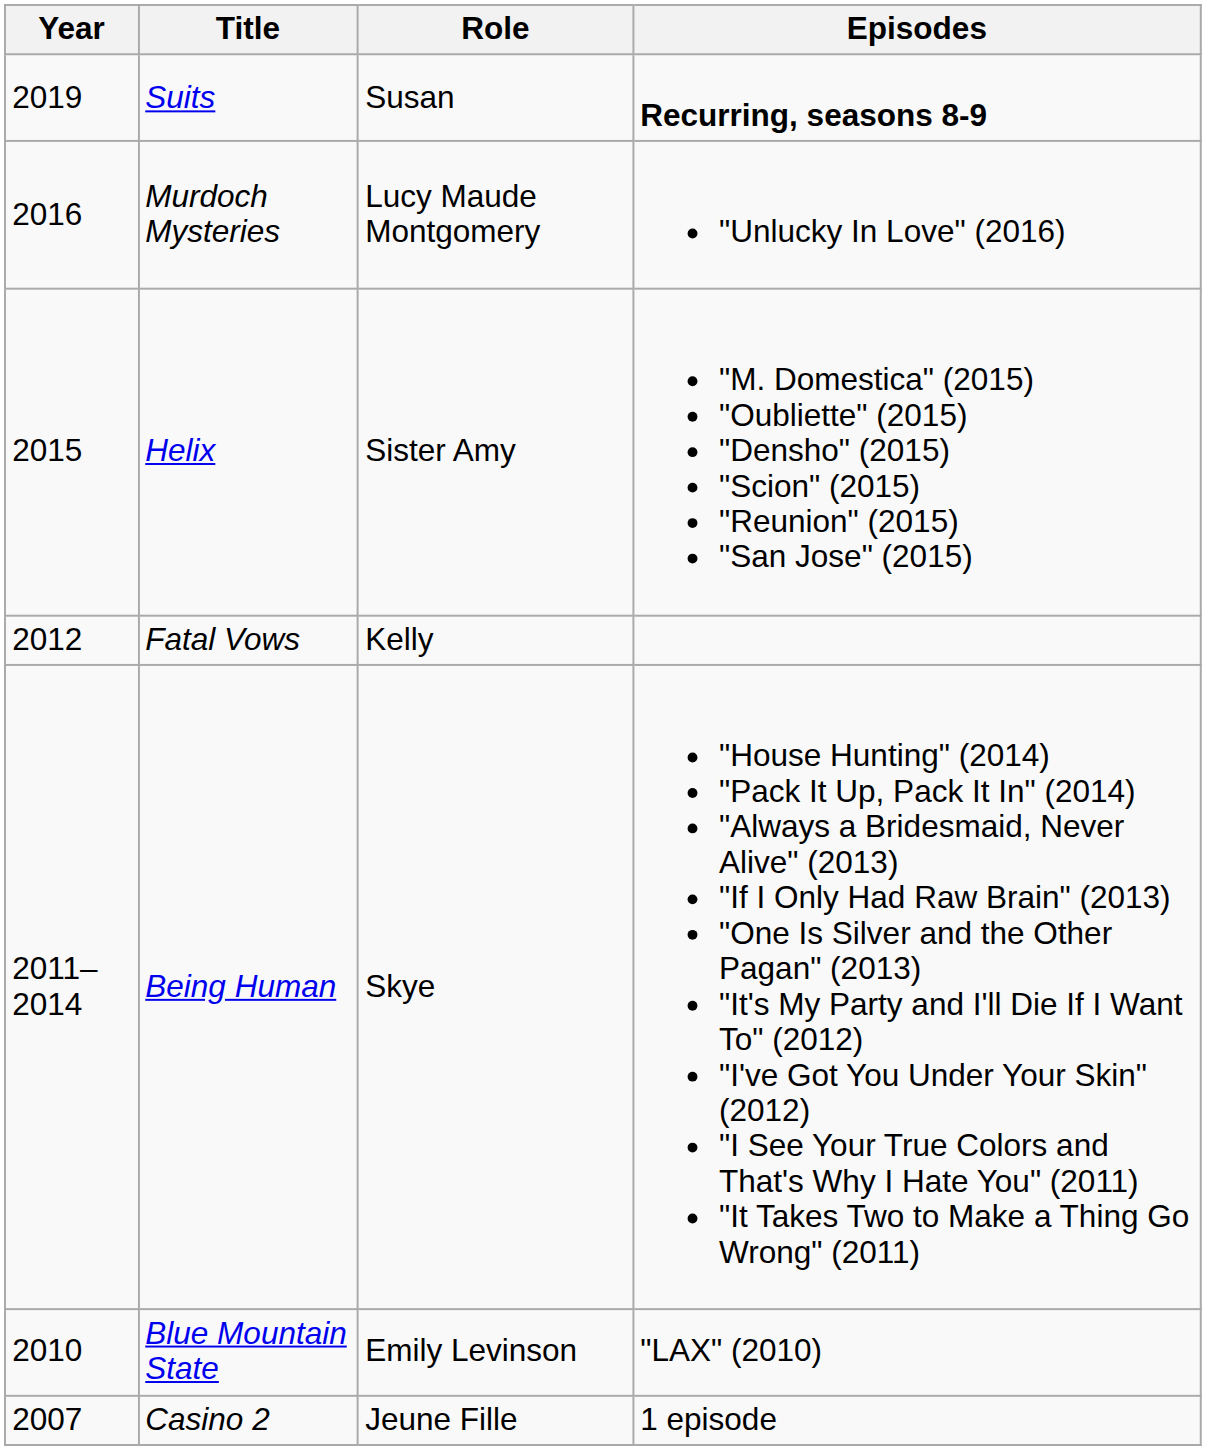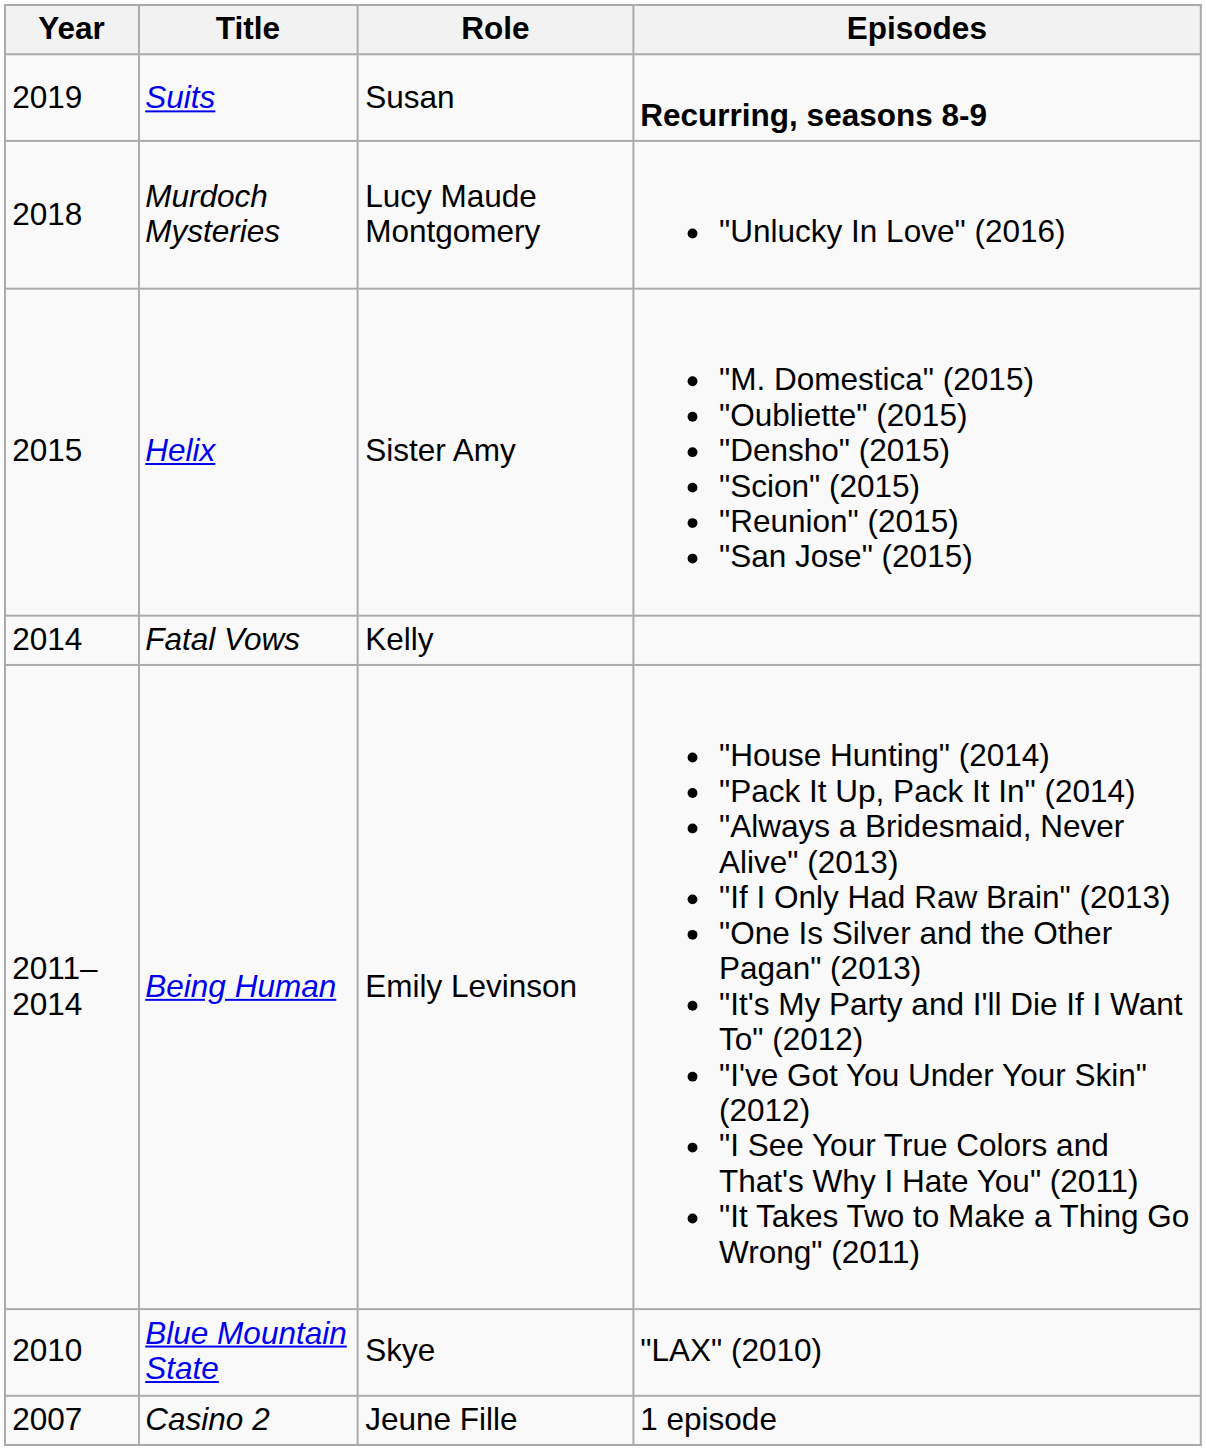(47, 214) 2016 -> (47, 214) 2018
(47, 639) 2012 -> (47, 639) 2014
(400, 986) Skye -> (471, 986) Emily Levinson
(471, 1351) Emily Levinson -> (400, 1351) Skye
